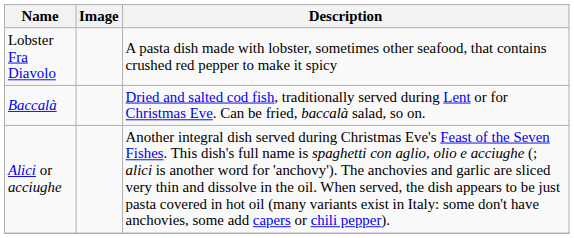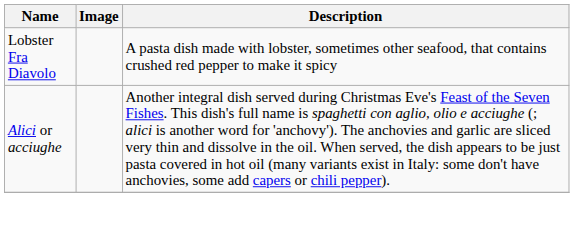- row: (32, 105)
